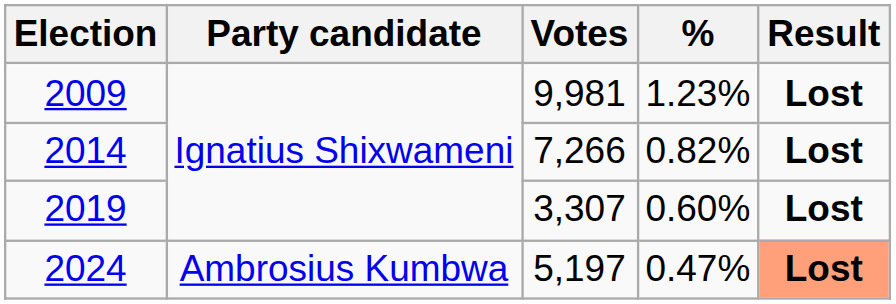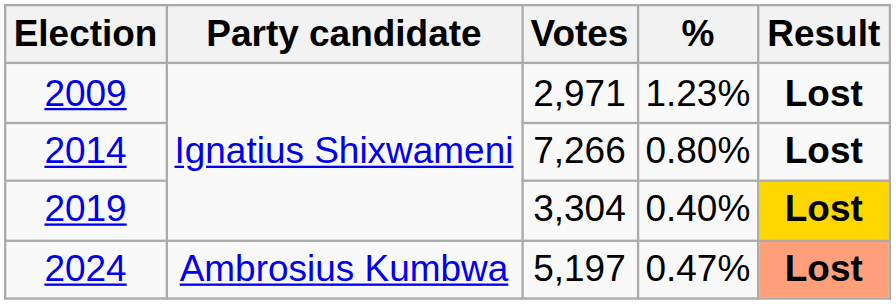(579, 92) 9,981 -> (579, 92) 2,971
(698, 151) 0.82% -> (698, 151) 0.80%
(579, 209) 3,307 -> (579, 209) 3,304
(698, 209) 0.60% -> (698, 209) 0.40%
(824, 209) no background -> (824, 209) gold background
